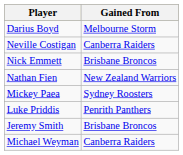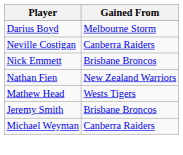+ row: (36, 93)
- row: (33, 93)
- row: (33, 110)
